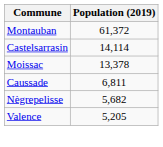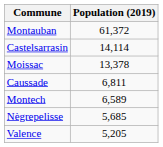+ row: (26, 99)
(114, 99) 5,682 -> (114, 116) 5,685
